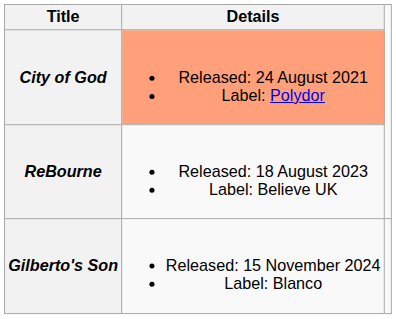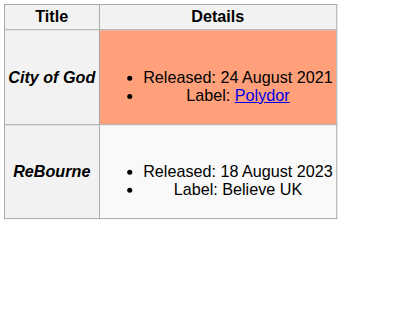- row: (63, 265)
